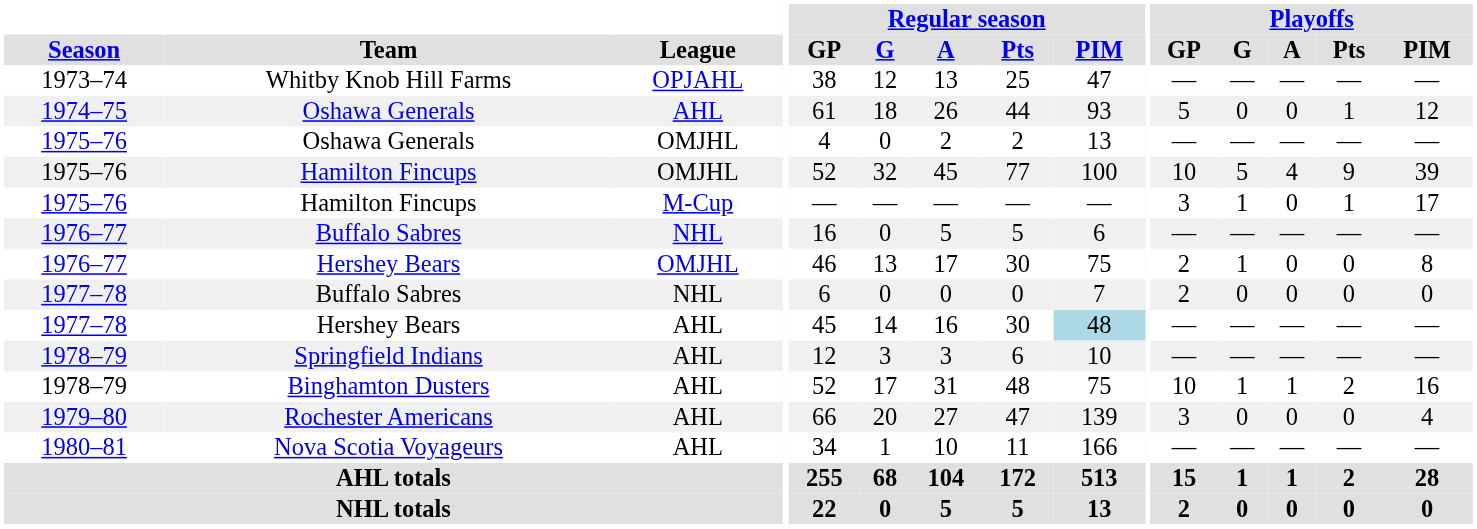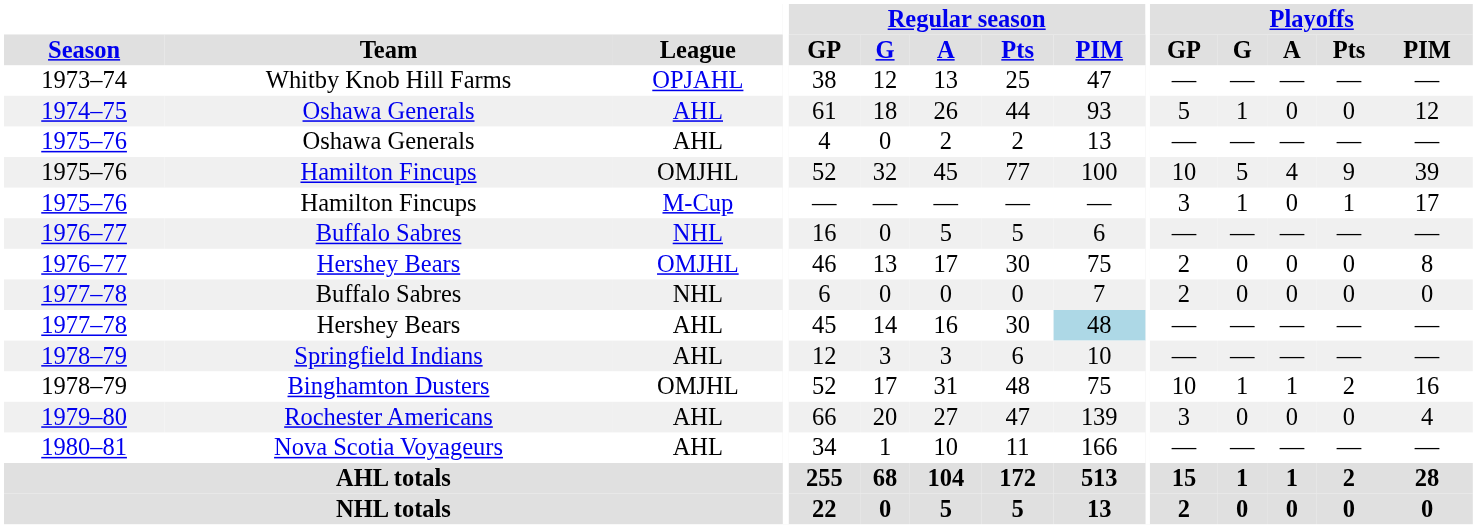(1242, 110) 0 -> (1242, 110) 1
(1349, 110) 1 -> (1349, 110) 0
(698, 141) OMJHL -> (698, 141) AHL
(1242, 263) 1 -> (1242, 263) 0
(698, 386) AHL -> (698, 386) OMJHL
